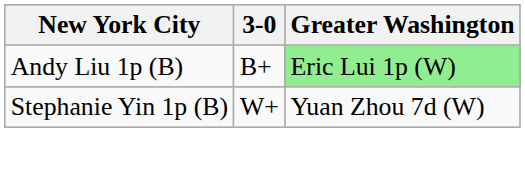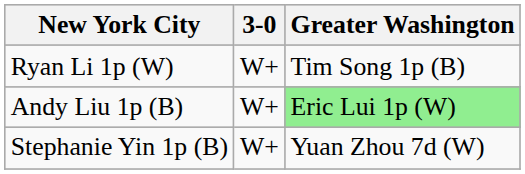+ row: (92, 65)
(256, 65) B+ -> (259, 106) W+
